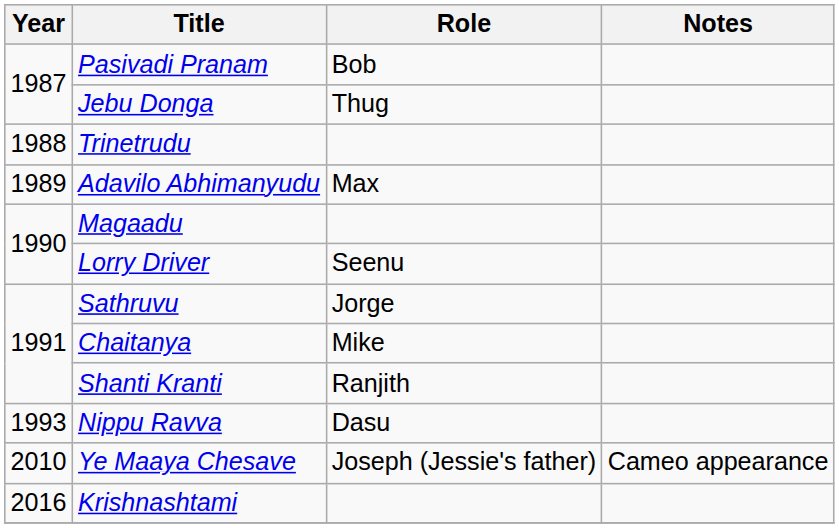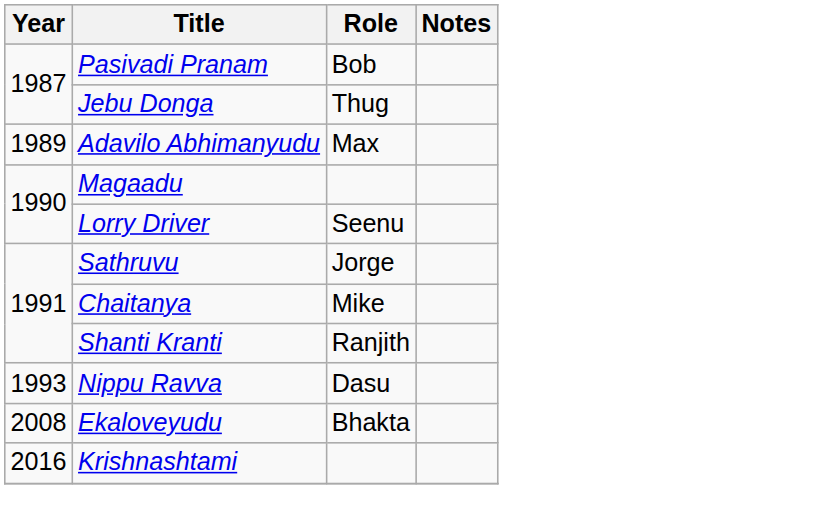- row: (134, 143)
+ row: (150, 422)
- row: (187, 462)
